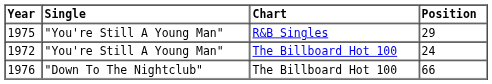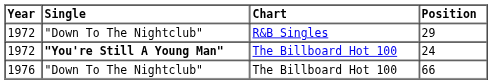(21, 33) 1975 -> (21, 33) 1972
(134, 33) "You're Still A Young Man" -> (124, 33) "Down To The Nightclub"
(134, 51) normal -> (134, 51) bold
